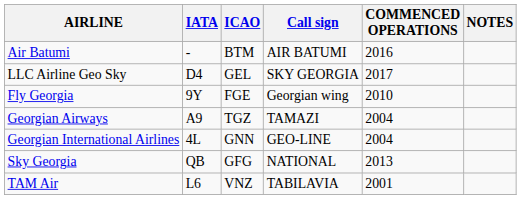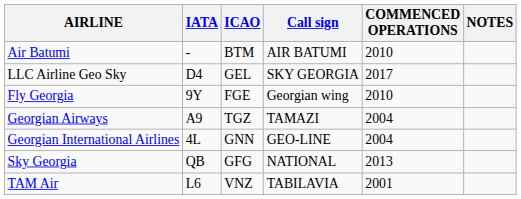(379, 52) 2016 -> (379, 52) 2010
